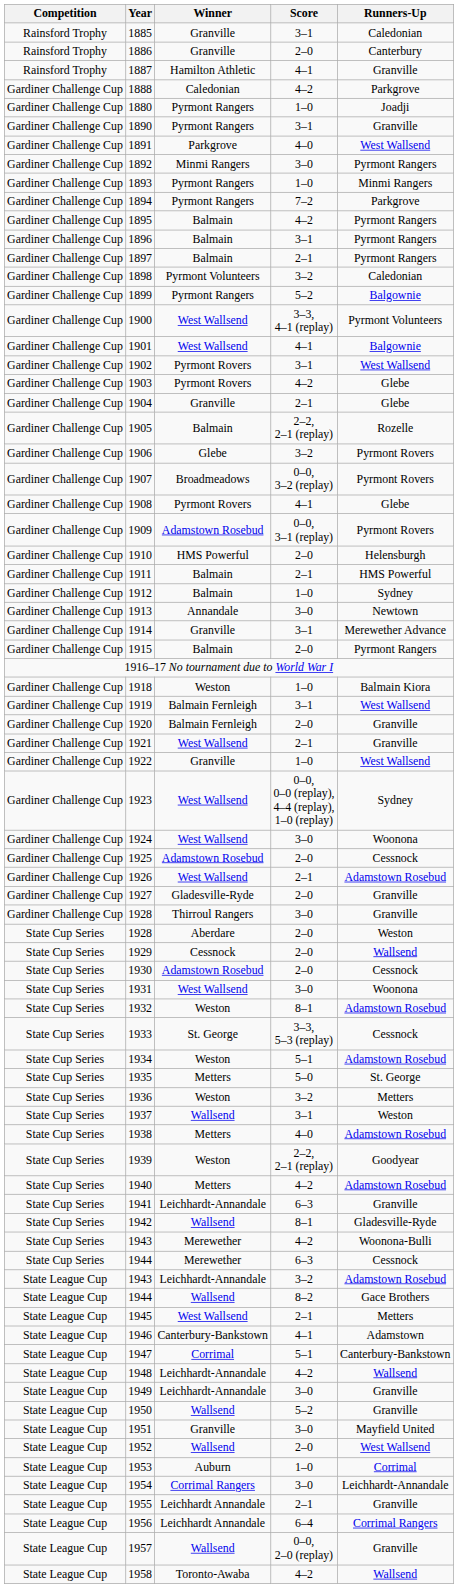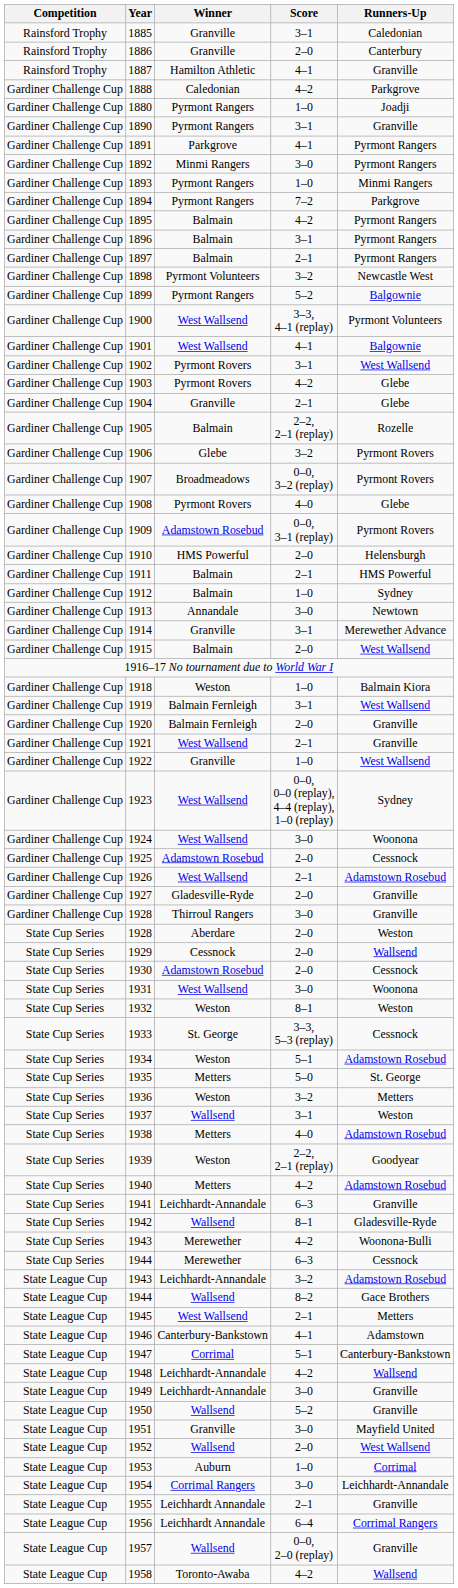(304, 145) 4–0 -> (304, 145) 4–1
(395, 145) West Wallsend -> (395, 145) Pyrmont Rangers
(395, 276) Caledonian -> (395, 276) Newcastle West
(304, 504) 4–1 -> (304, 504) 4–0
(395, 649) Pyrmont Rangers -> (395, 649) West Wallsend
(395, 1008) Adamstown Rosebud -> (395, 1008) Weston
